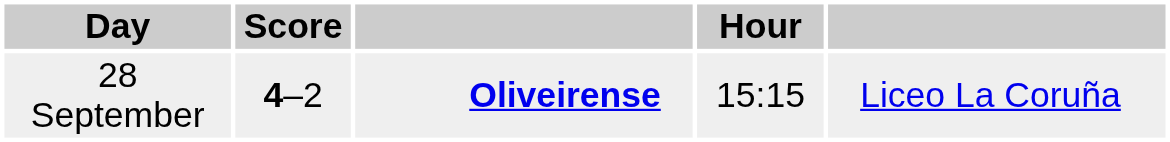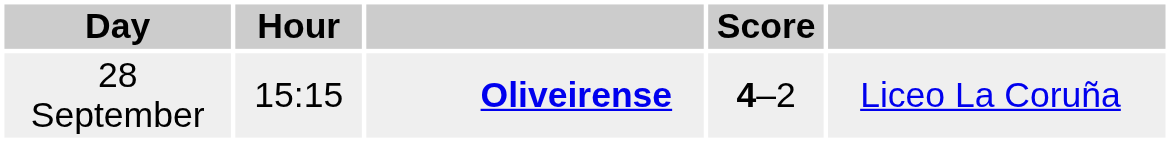columns swapped: (760, 26) <-> (293, 26)
